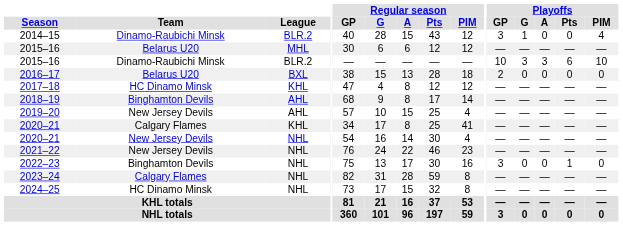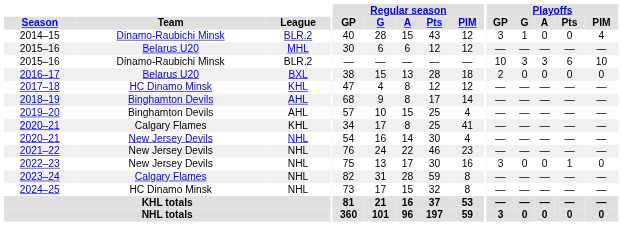(171, 112) New Jersey Devils -> (171, 112) Binghamton Devils
(171, 164) Binghamton Devils -> (171, 164) New Jersey Devils
